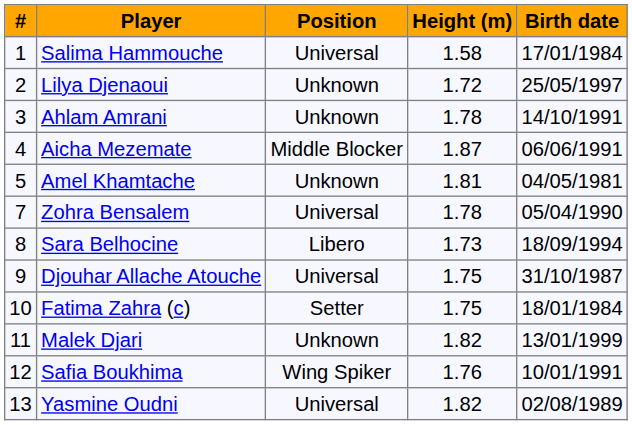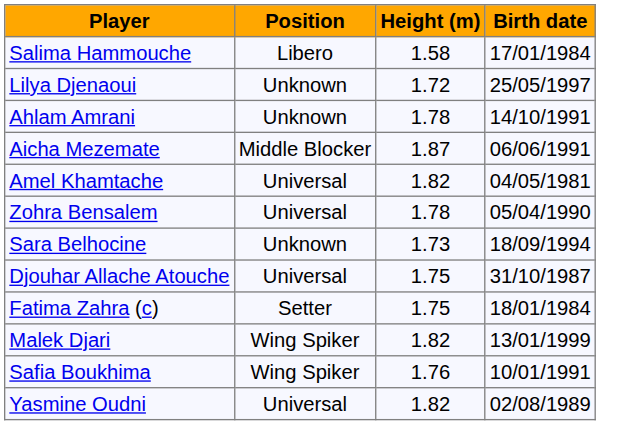- column: (21, 21)
(337, 53) Universal -> (305, 53) Libero
(337, 180) Unknown -> (305, 180) Universal
(462, 180) 1.81 -> (430, 180) 1.82
(337, 244) Libero -> (305, 244) Unknown
(337, 340) Unknown -> (305, 340) Wing Spiker
